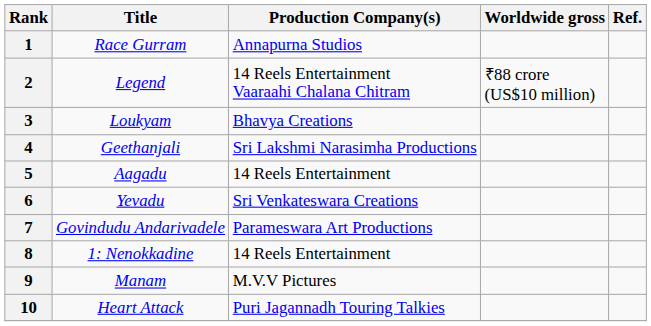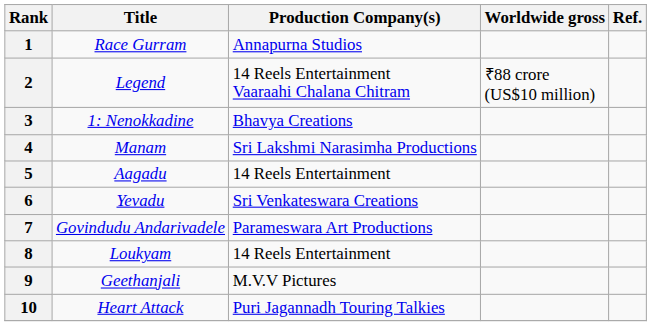(140, 120) Loukyam -> (140, 120) 1: Nenokkadine
(140, 147) Geethanjali -> (140, 147) Manam
(140, 254) 1: Nenokkadine -> (140, 254) Loukyam
(140, 280) Manam -> (140, 280) Geethanjali
